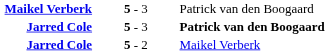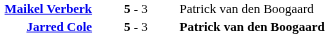- row: (59, 44)
